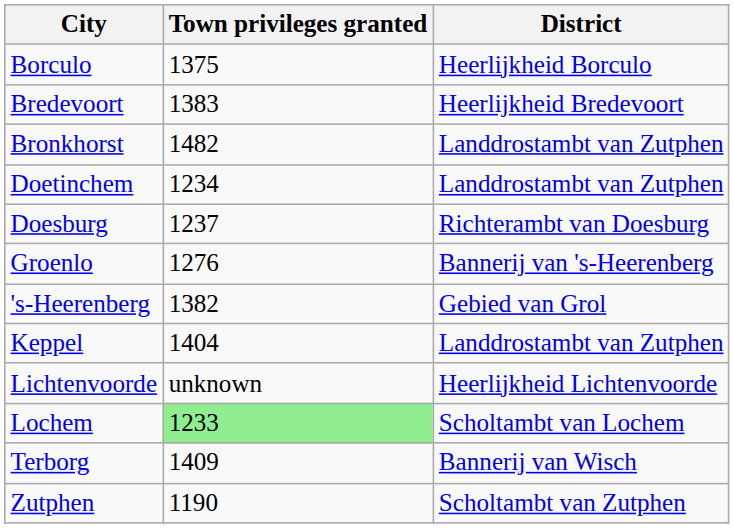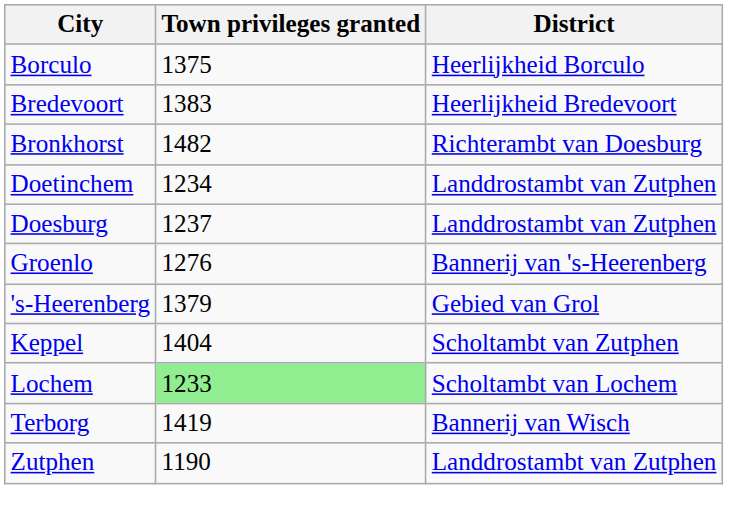(581, 143) Landdrostambt van Zutphen -> (567, 143) Richterambt van Doesburg
(574, 223) Richterambt van Doesburg -> (574, 223) Landdrostambt van Zutphen
(194, 303) 1382 -> (187, 303) 1379
(581, 343) Landdrostambt van Zutphen -> (555, 343) Scholtambt van Zutphen
- row: (84, 382)
(194, 462) 1409 -> (187, 422) 1419
(562, 502) Scholtambt van Zutphen -> (574, 462) Landdrostambt van Zutphen
